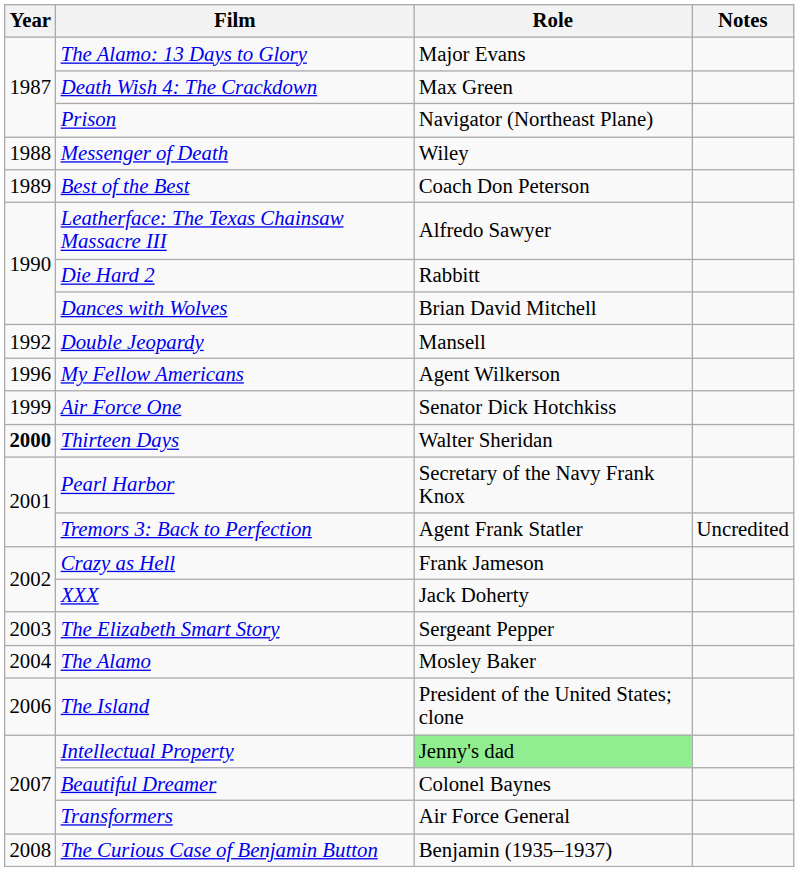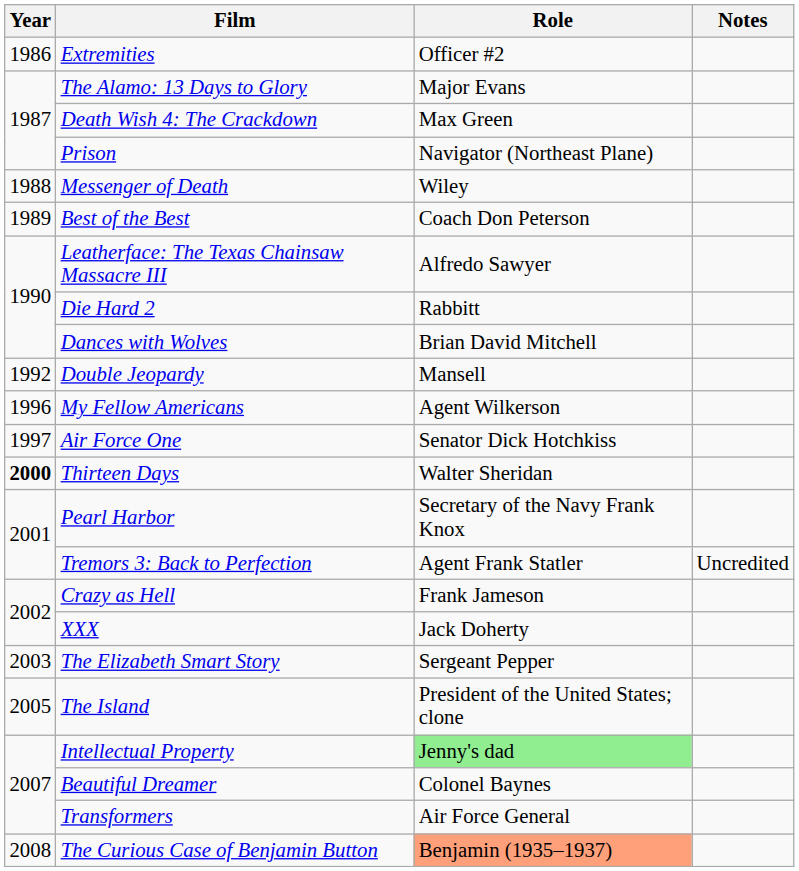+ row: (108, 53)
(30, 407) 1999 -> (30, 440) 1997
- row: (106, 661)
(30, 706) 2006 -> (30, 706) 2005
(515, 849) no background -> (515, 849) lightsalmon background
